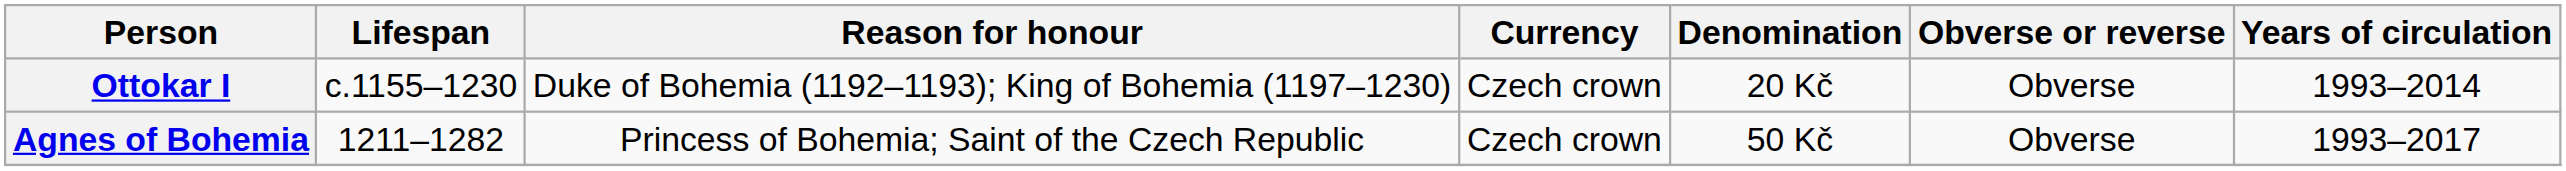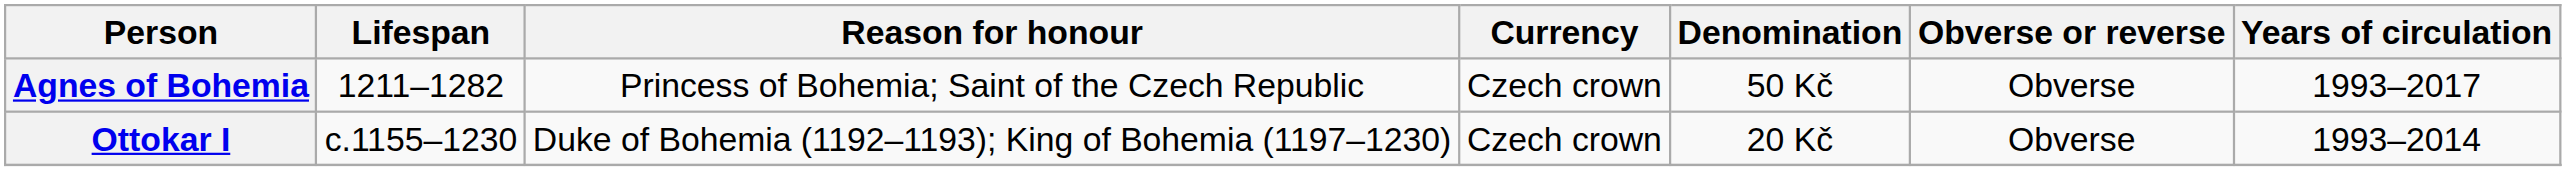rows swapped: (161, 85) <-> (161, 139)
